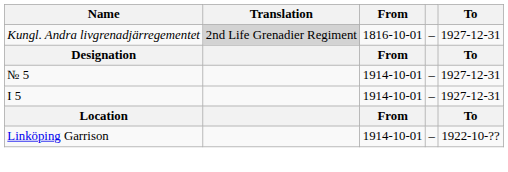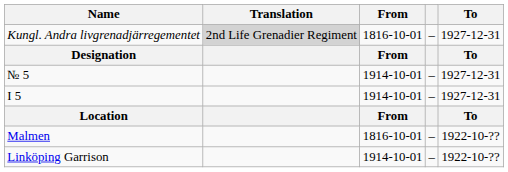+ row: (29, 136)
